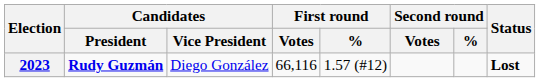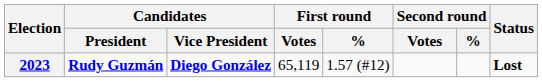(219, 64) normal -> (221, 64) bold
(296, 64) 66,116 -> (299, 64) 65,119
